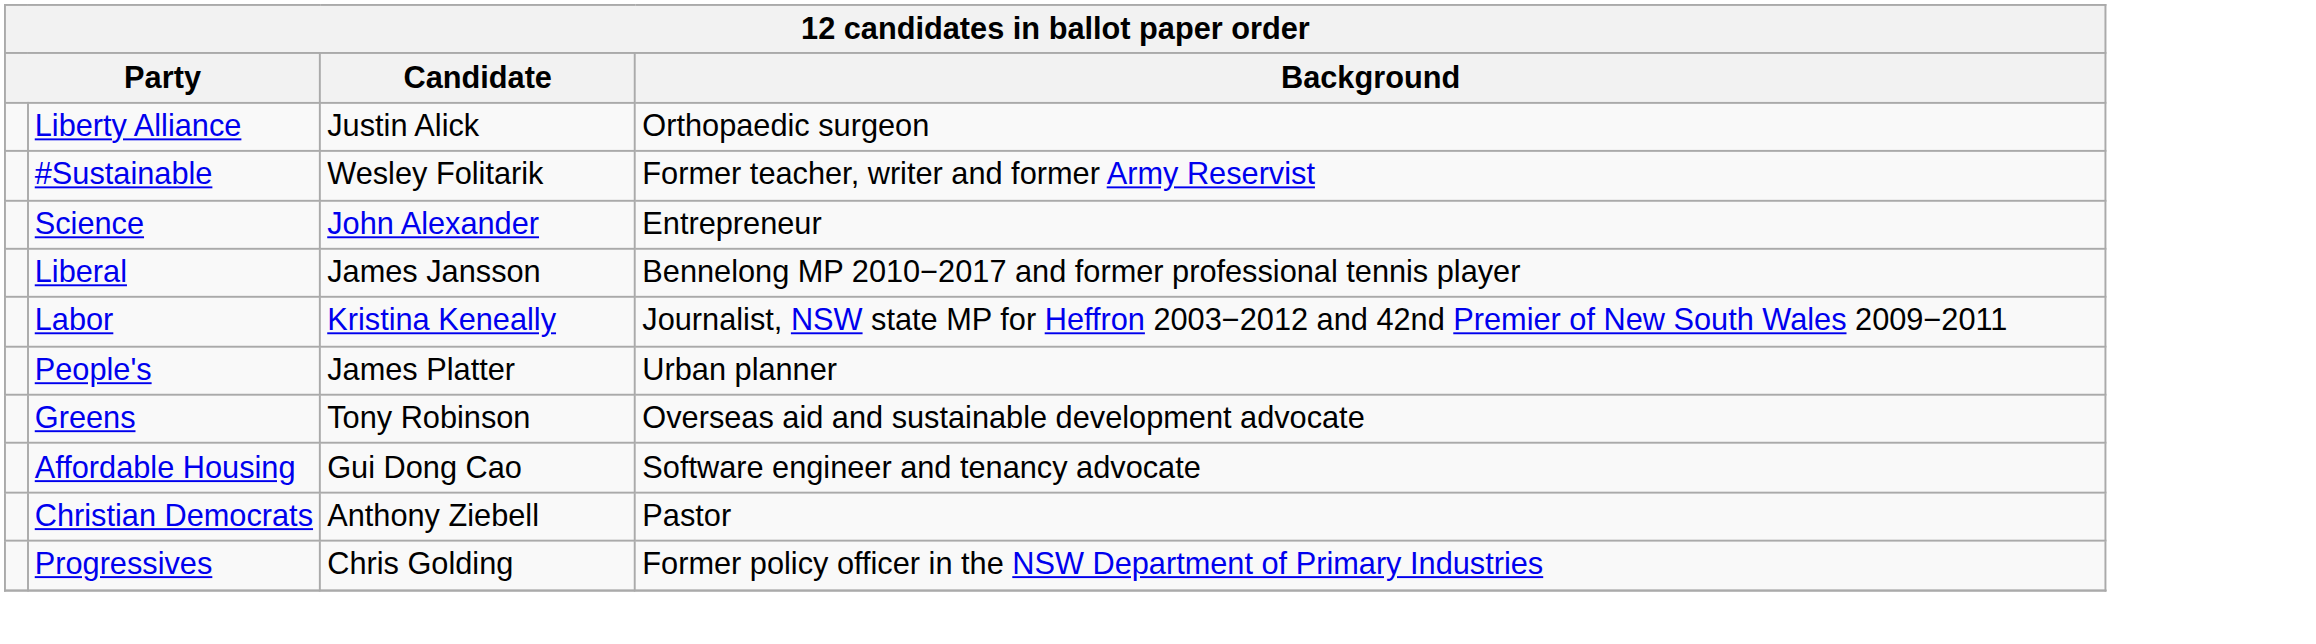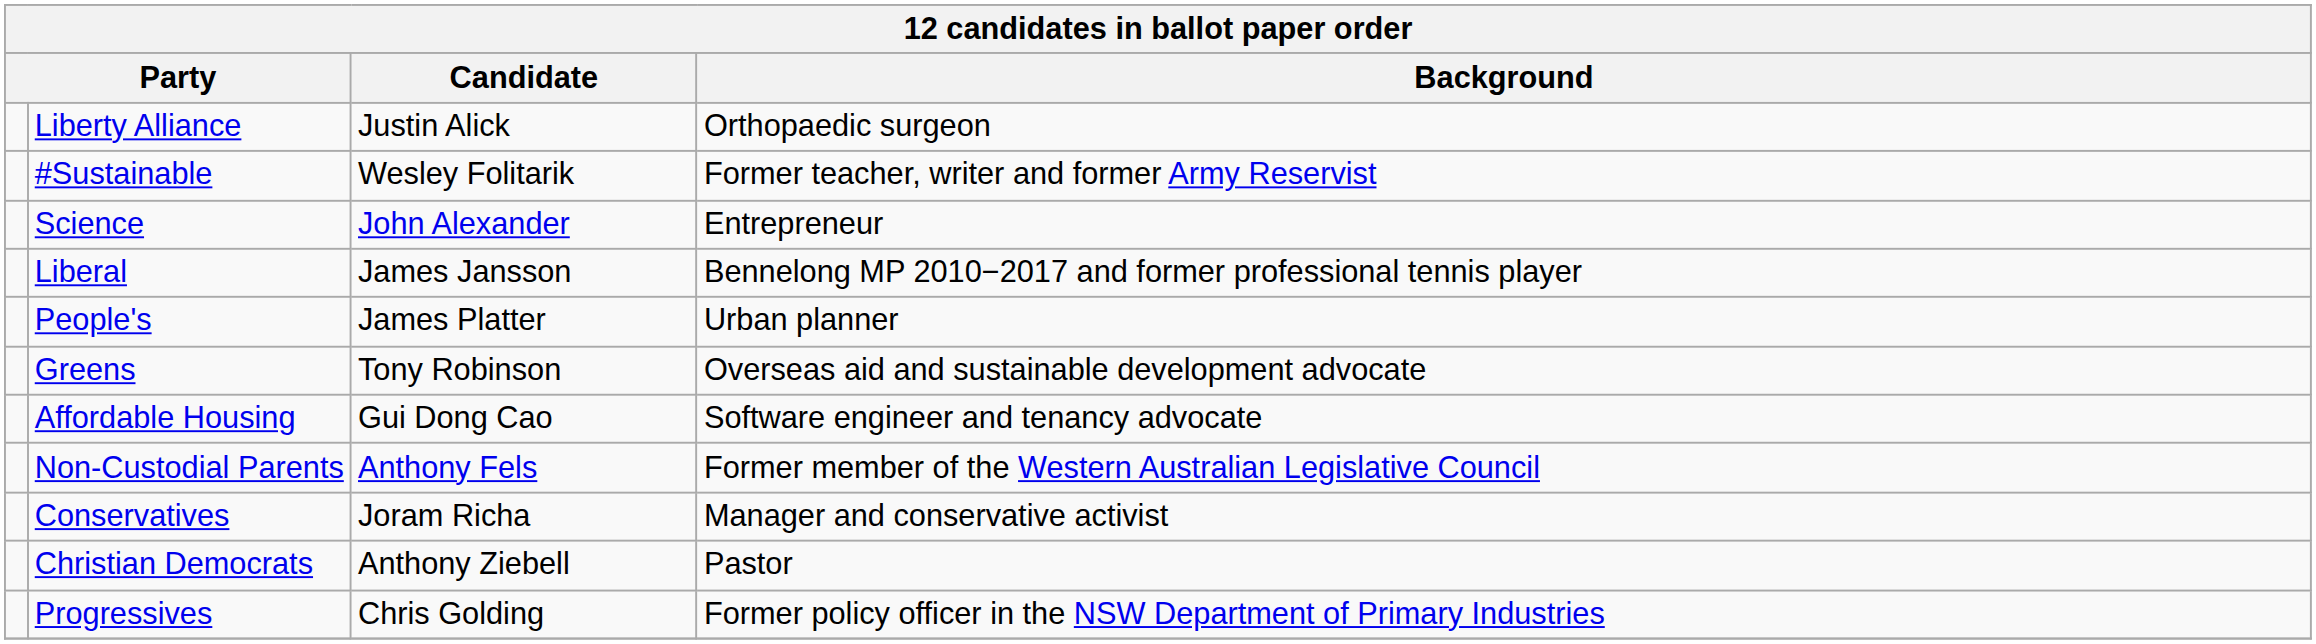- row: (74, 321)
+ row: (189, 467)
+ row: (132, 516)
